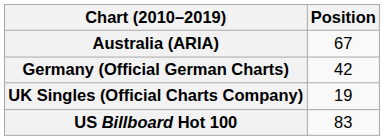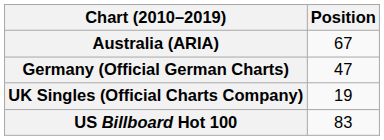(343, 69) 42 -> (343, 69) 47
